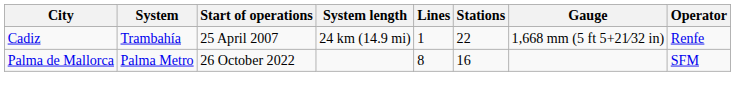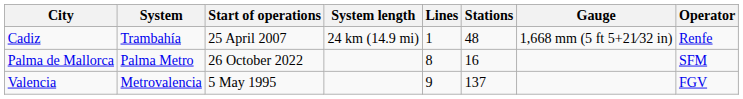(464, 37) 22 -> (472, 37) 48
+ row: (32, 82)
